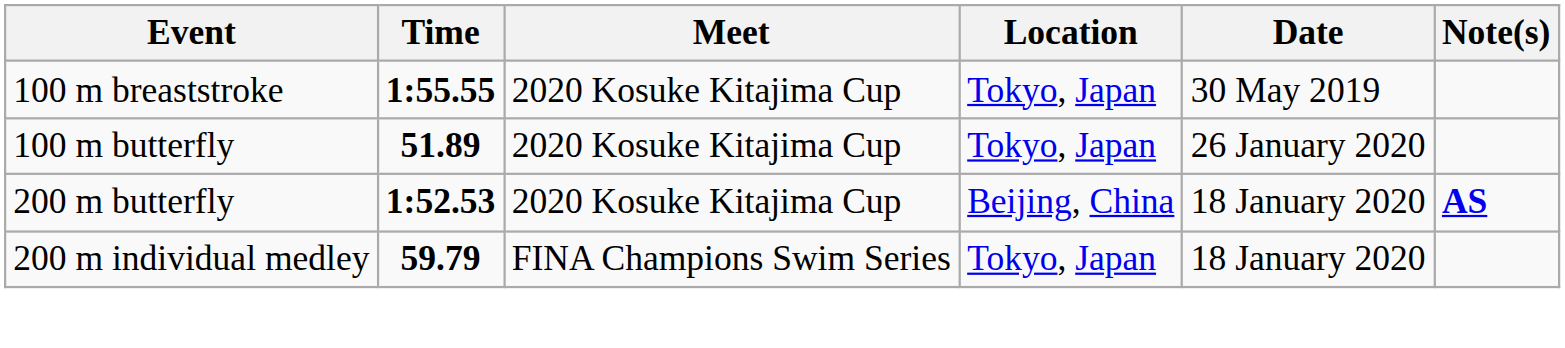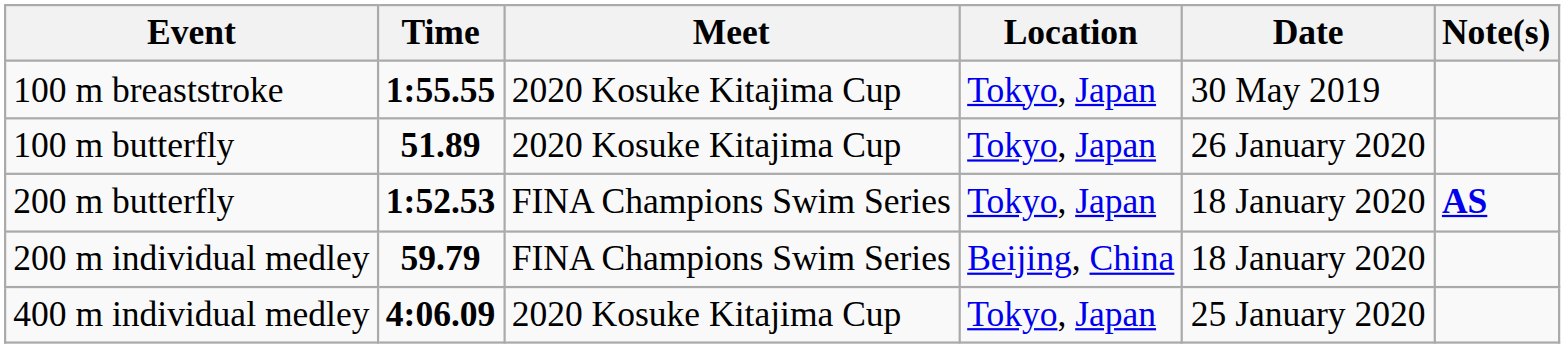(707, 201) 2020 Kosuke Kitajima Cup -> (731, 201) FINA Champions Swim Series
(1071, 201) Beijing, China -> (1062, 201) Tokyo, Japan
(1062, 257) Tokyo, Japan -> (1071, 257) Beijing, China
+ row: (191, 314)
